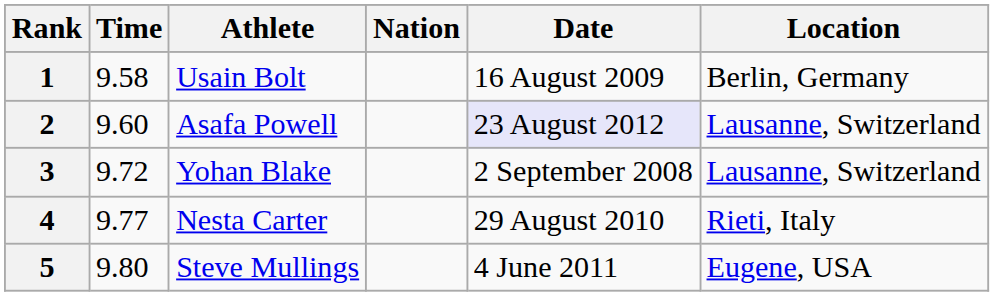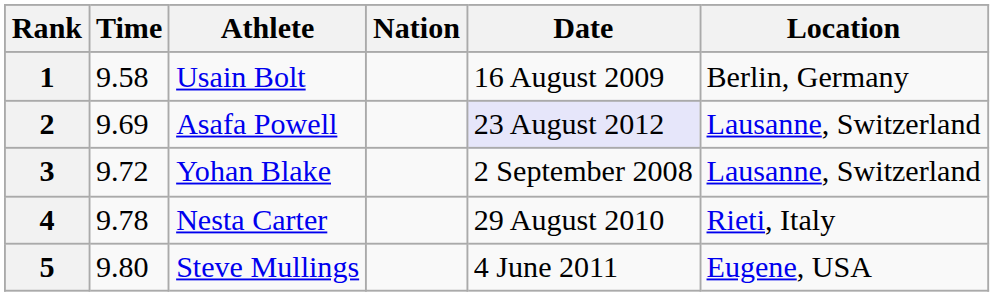(122, 123) 9.60 -> (122, 123) 9.69
(122, 219) 9.77 -> (122, 219) 9.78
